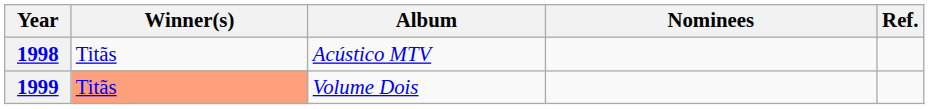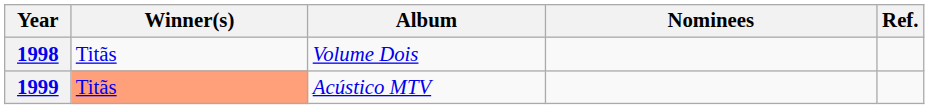(372, 53) Acústico MTV -> (366, 53) Volume Dois
(366, 86) Volume Dois -> (372, 86) Acústico MTV
